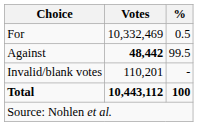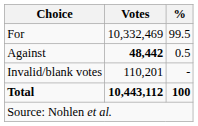(183, 33) 0.5 -> (180, 33) 99.5
(180, 53) 99.5 -> (183, 53) 0.5
